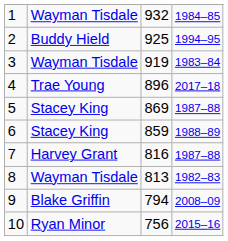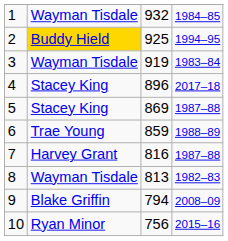(70, 39) no background -> (70, 39) gold background
(68, 85) Trae Young -> (70, 85) Stacey King
(70, 131) Stacey King -> (68, 131) Trae Young
